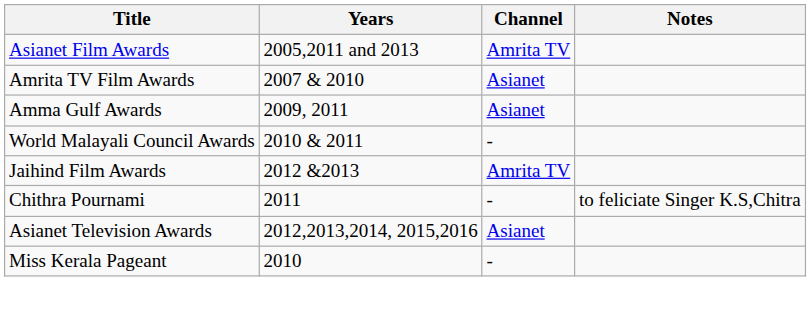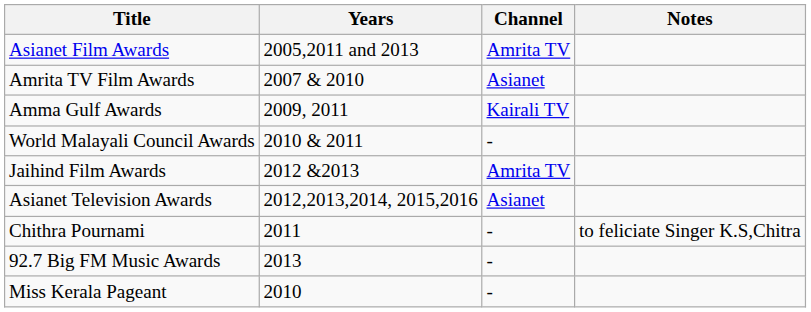(516, 110) Asianet -> (528, 110) Kairali TV
rows swapped: (110, 230) <-> (77, 200)
+ row: (115, 261)
